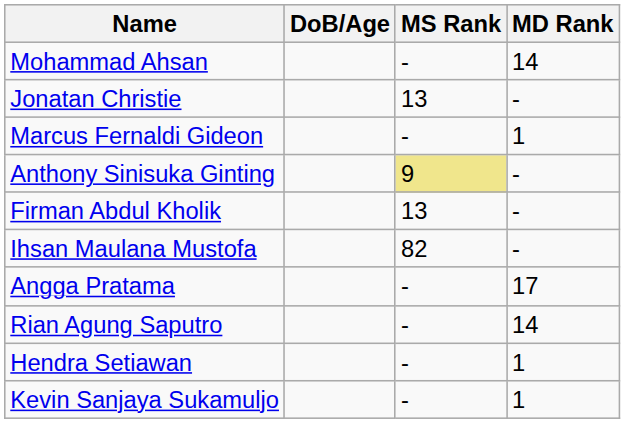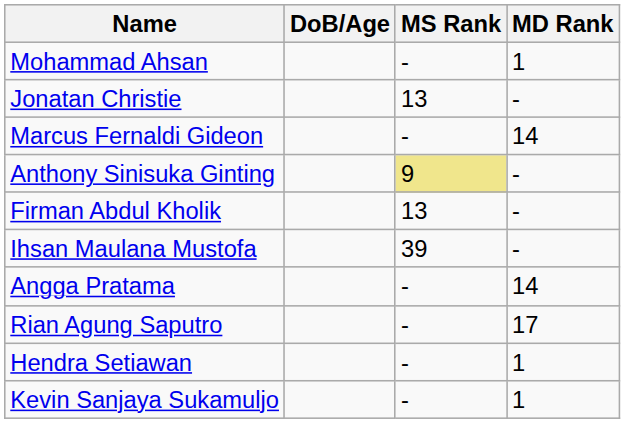(525, 61) 14 -> (519, 61) 1
(519, 136) 1 -> (525, 136) 14
(414, 249) 82 -> (414, 249) 39
(525, 286) 17 -> (525, 286) 14
(525, 324) 14 -> (525, 324) 17
